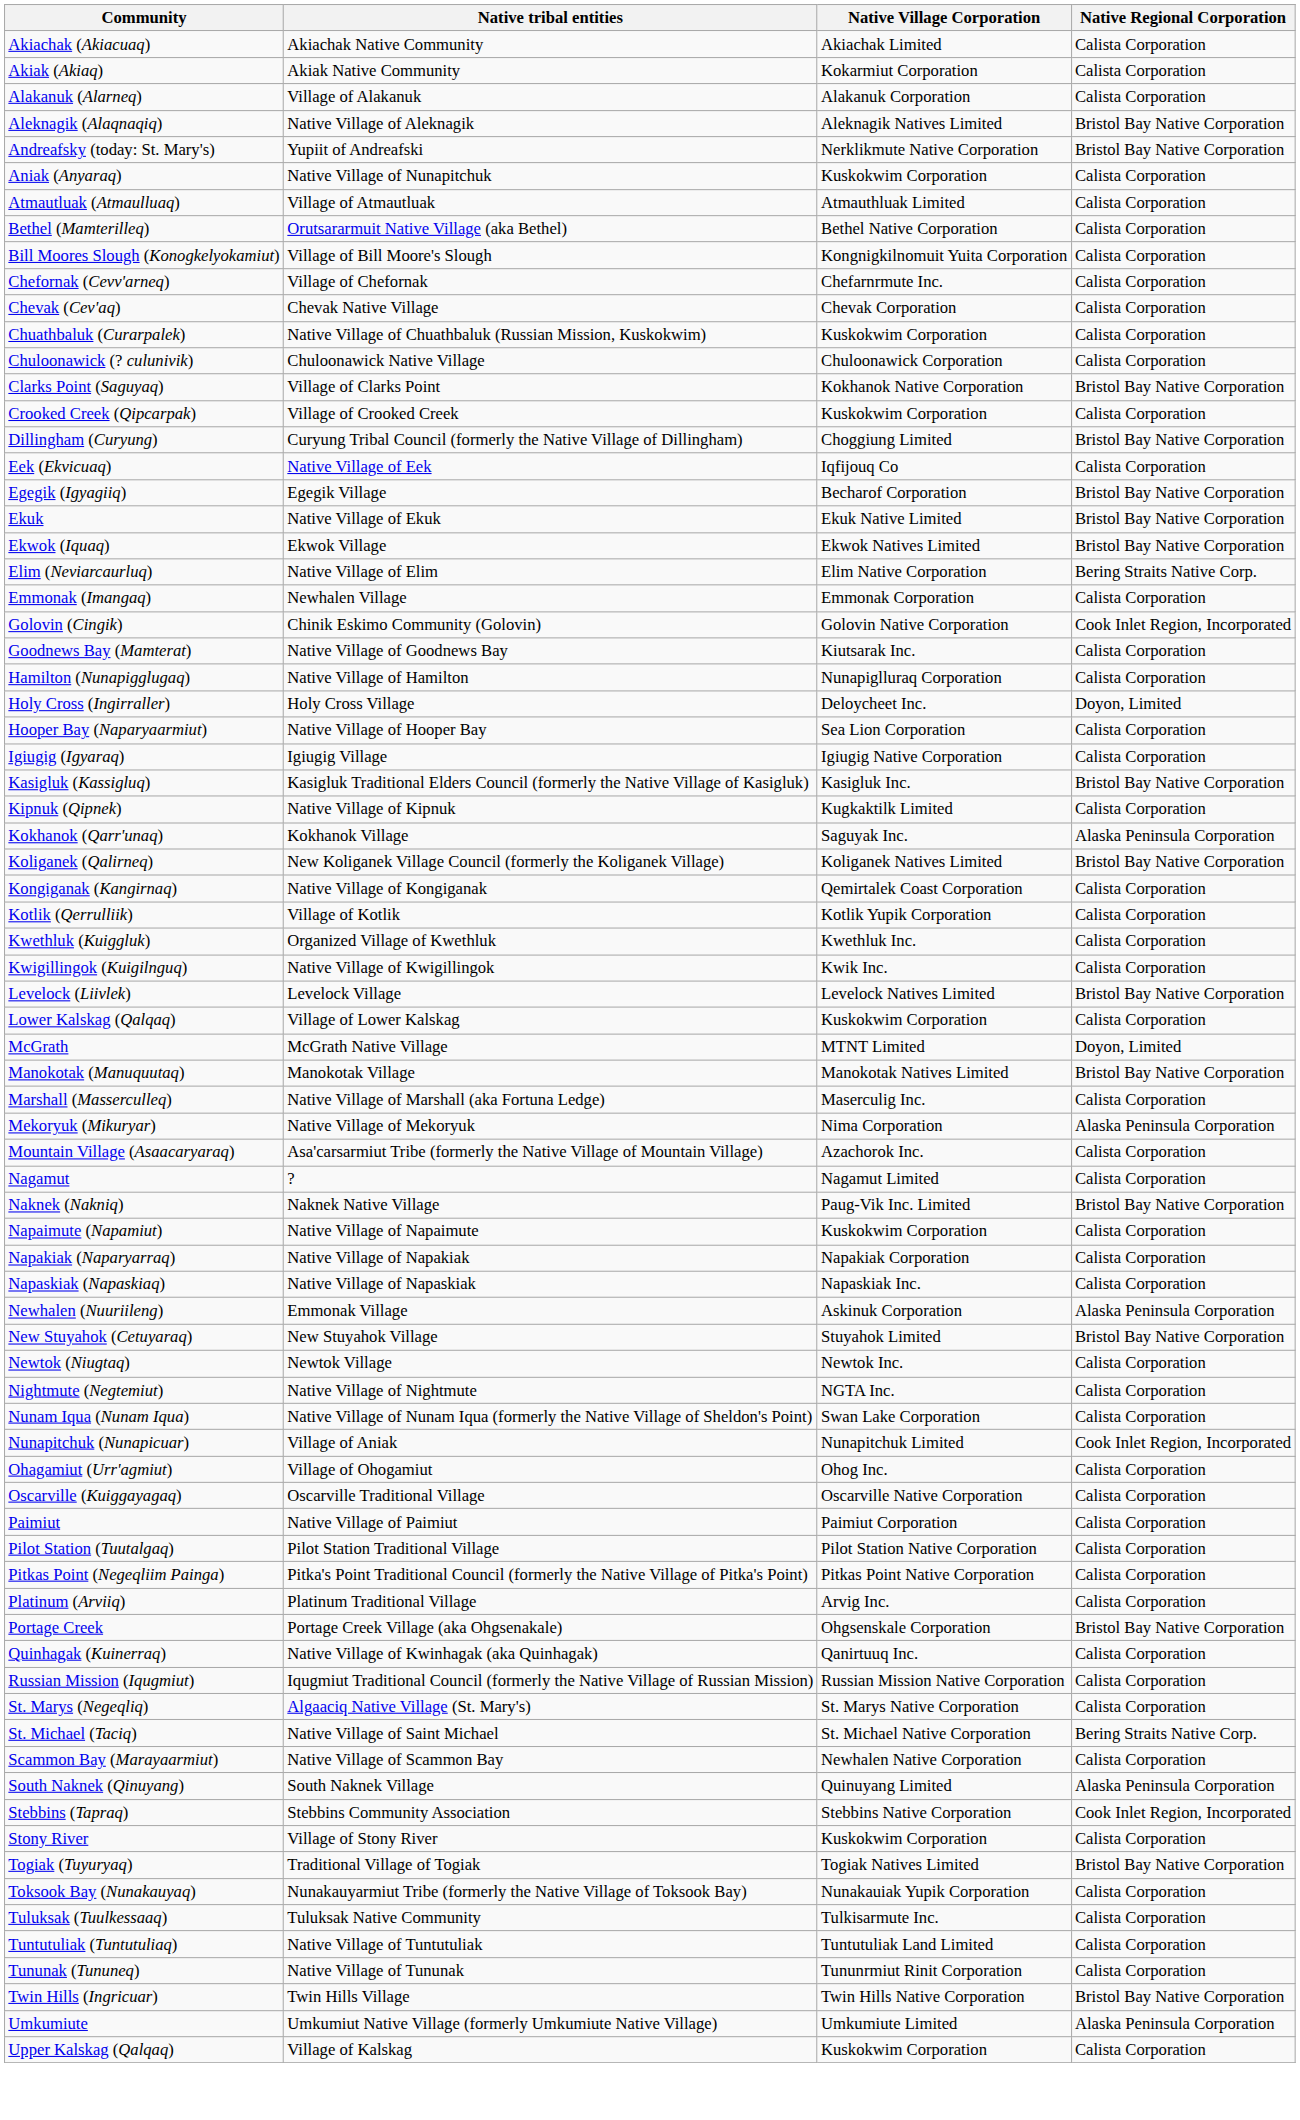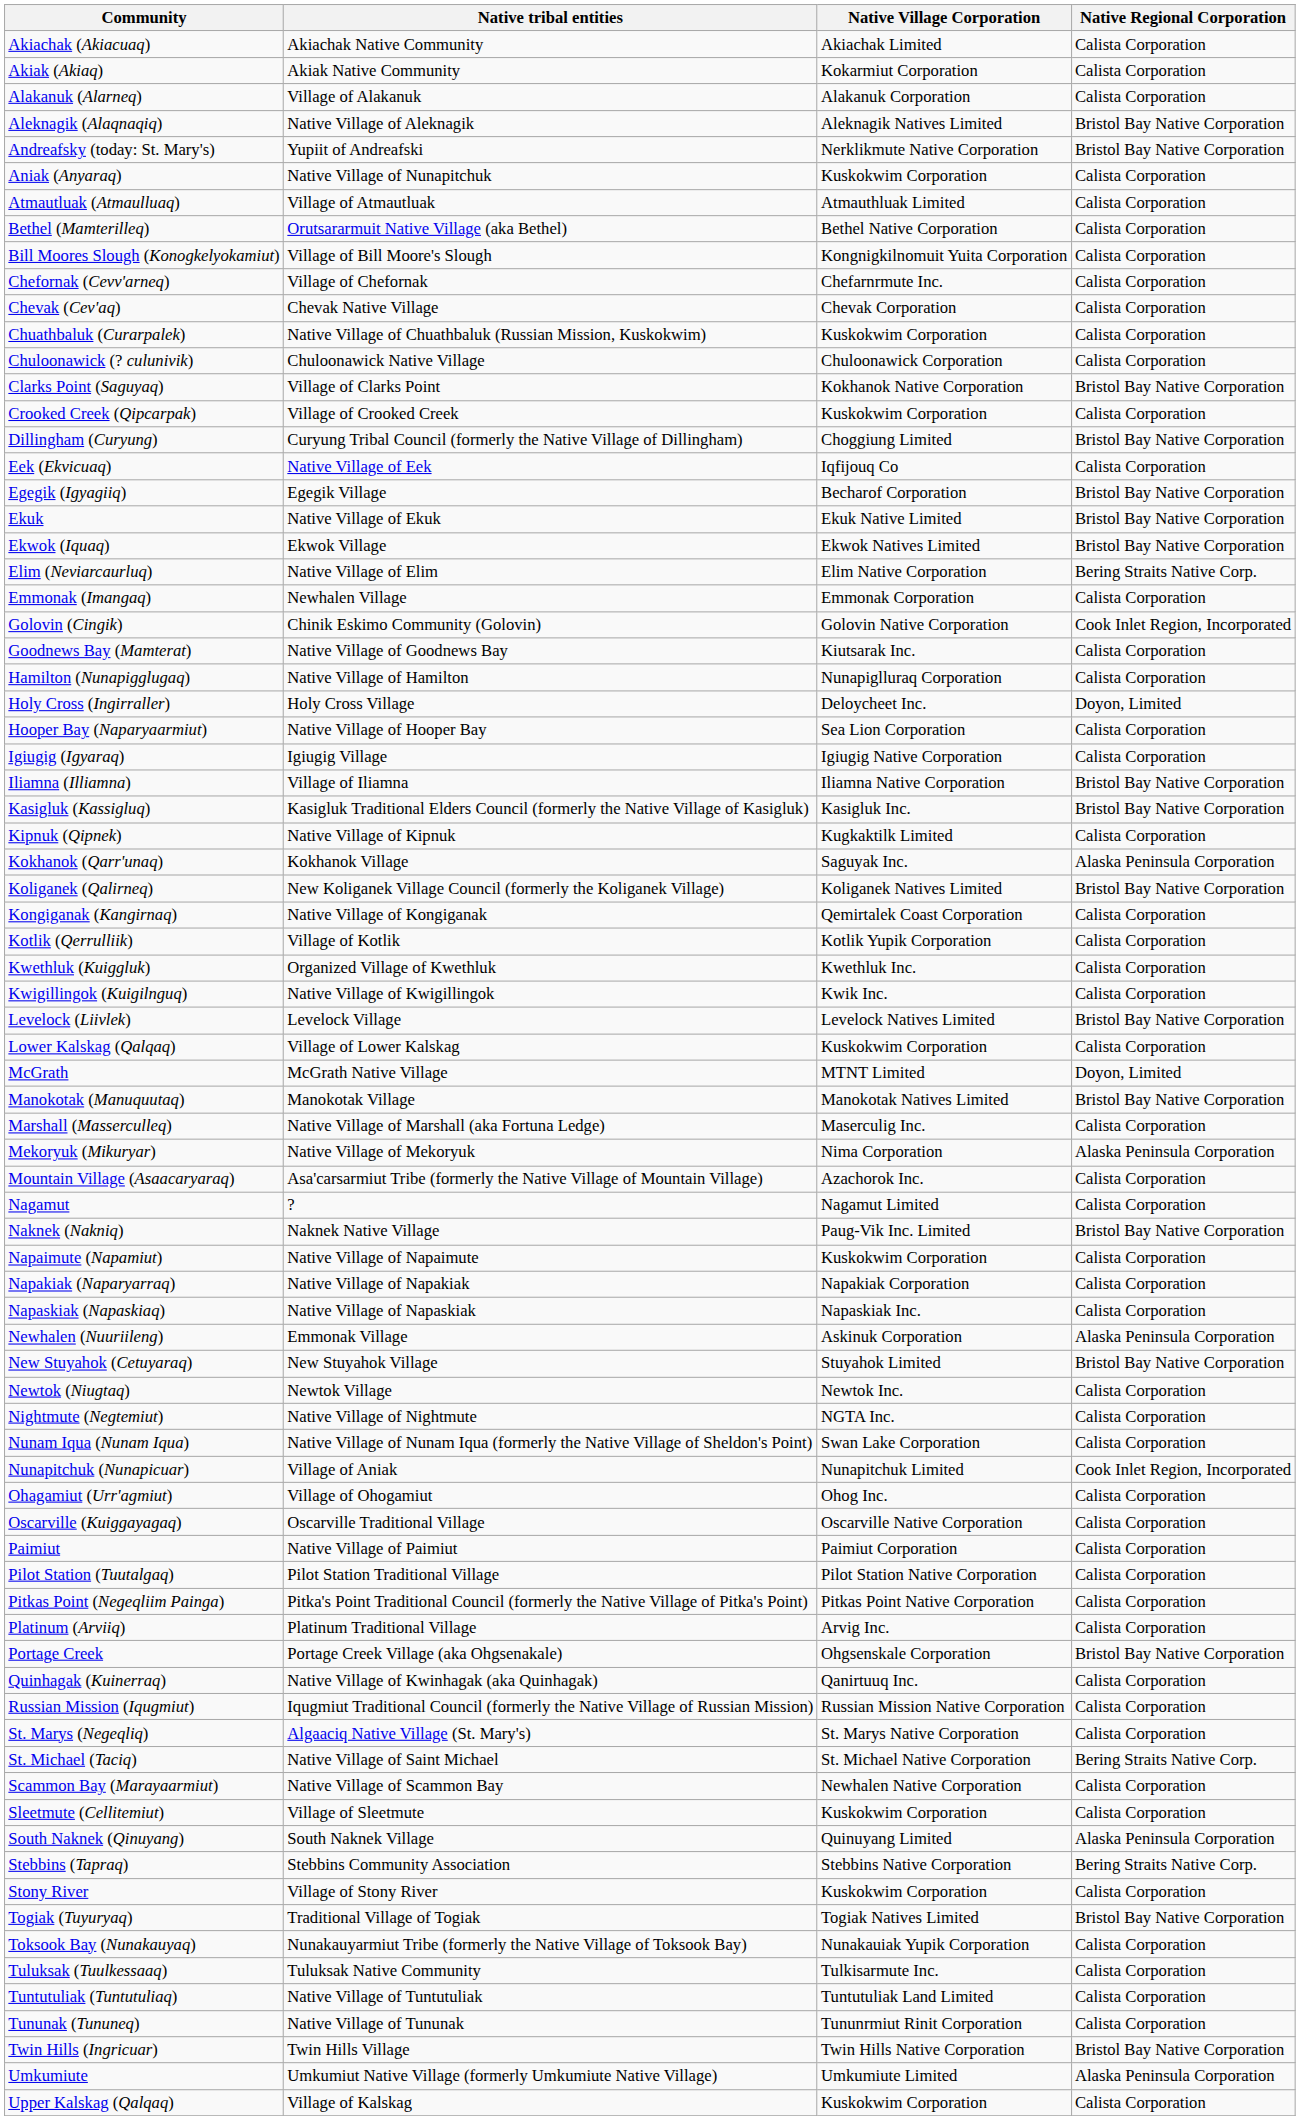+ row: (70, 783)
+ row: (86, 1812)
(1183, 1812) Cook Inlet Region, Incorporated -> (1166, 1864) Bering Straits Native Corp.
